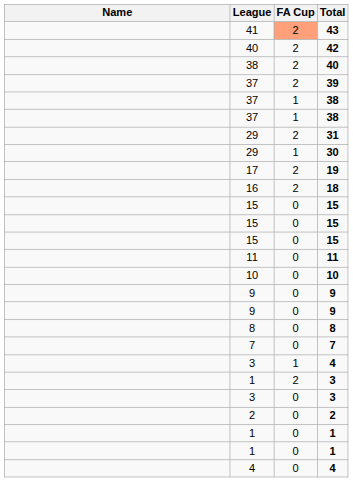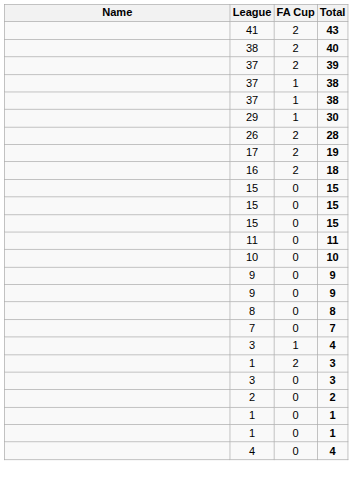(296, 30) lightsalmon background -> (296, 30) no background
- row: (252, 48)
- row: (252, 135)
+ row: (252, 135)
